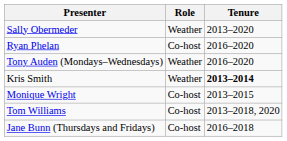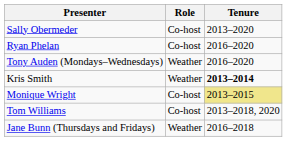(185, 29) Weather -> (184, 29) Co-host
(230, 95) no background -> (230, 95) khaki background
(184, 128) Co-host -> (185, 128) Weather
